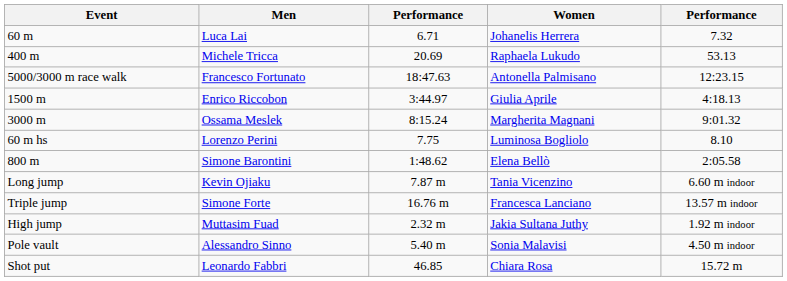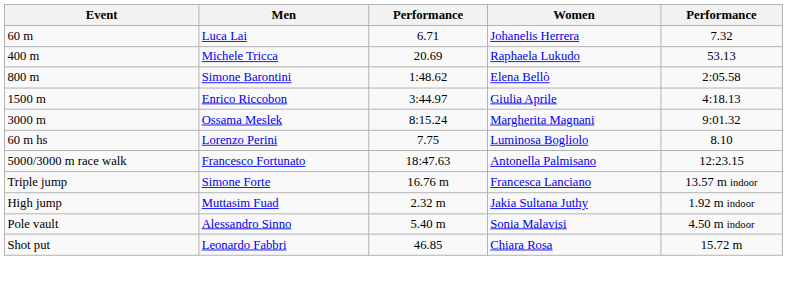rows swapped: (23, 161) <-> (67, 78)
- row: (35, 182)
